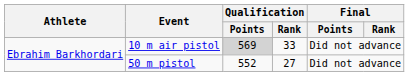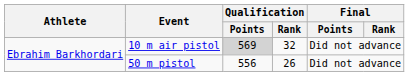(289, 46) 33 -> (289, 46) 32
(247, 63) 552 -> (247, 63) 556
(289, 63) 27 -> (289, 63) 26
